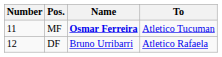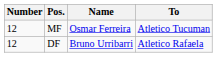(11, 28) 11 -> (12, 28) 12
(104, 28) bold -> (100, 28) normal
